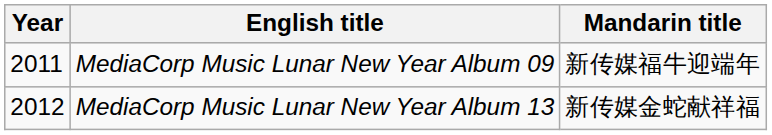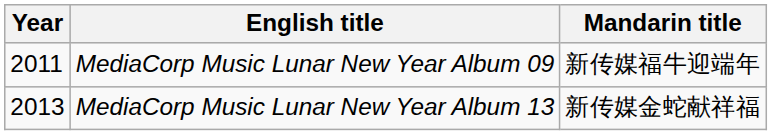(37, 107) 2012 -> (37, 107) 2013
